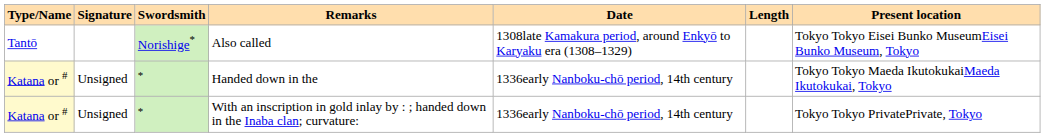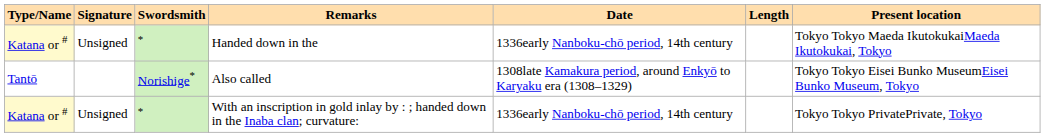rows swapped: (241, 43) <-> (265, 78)
